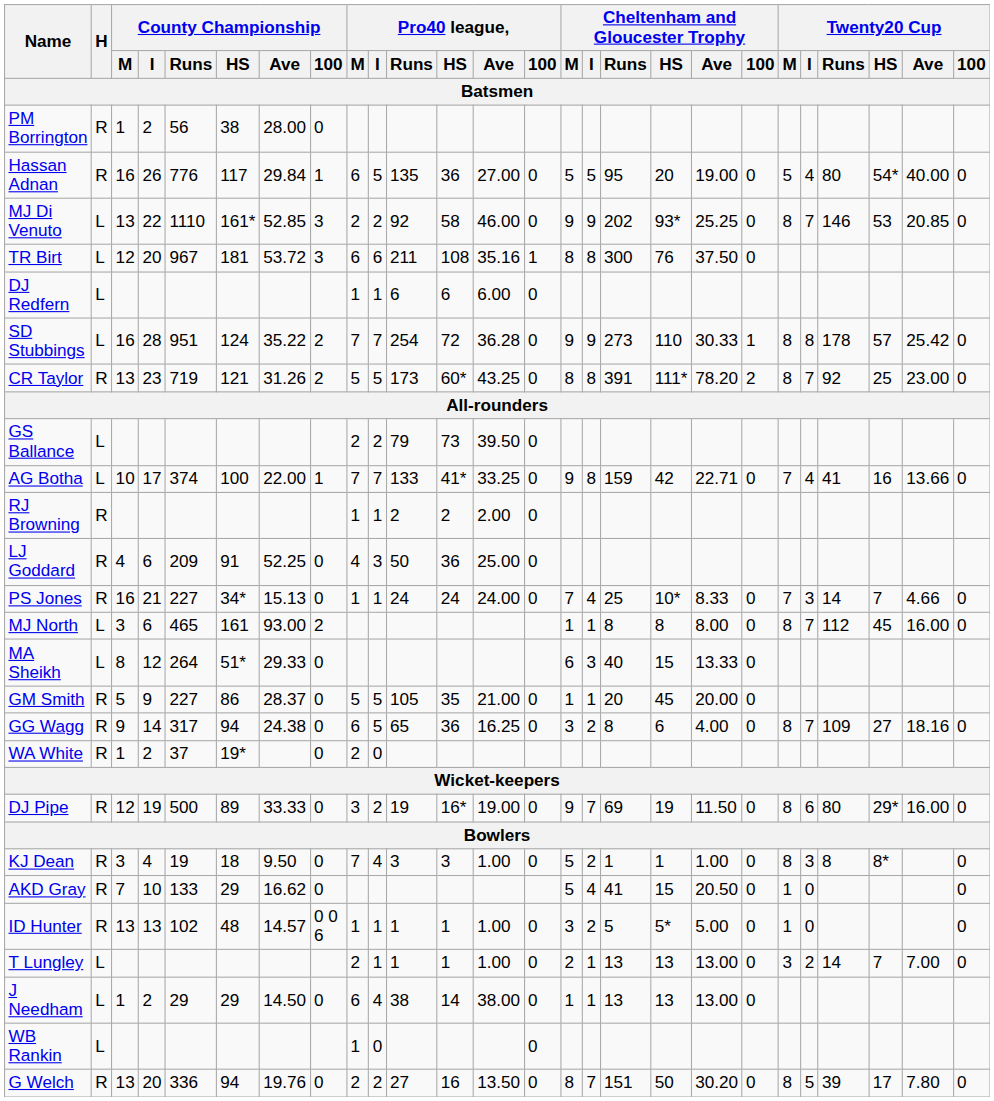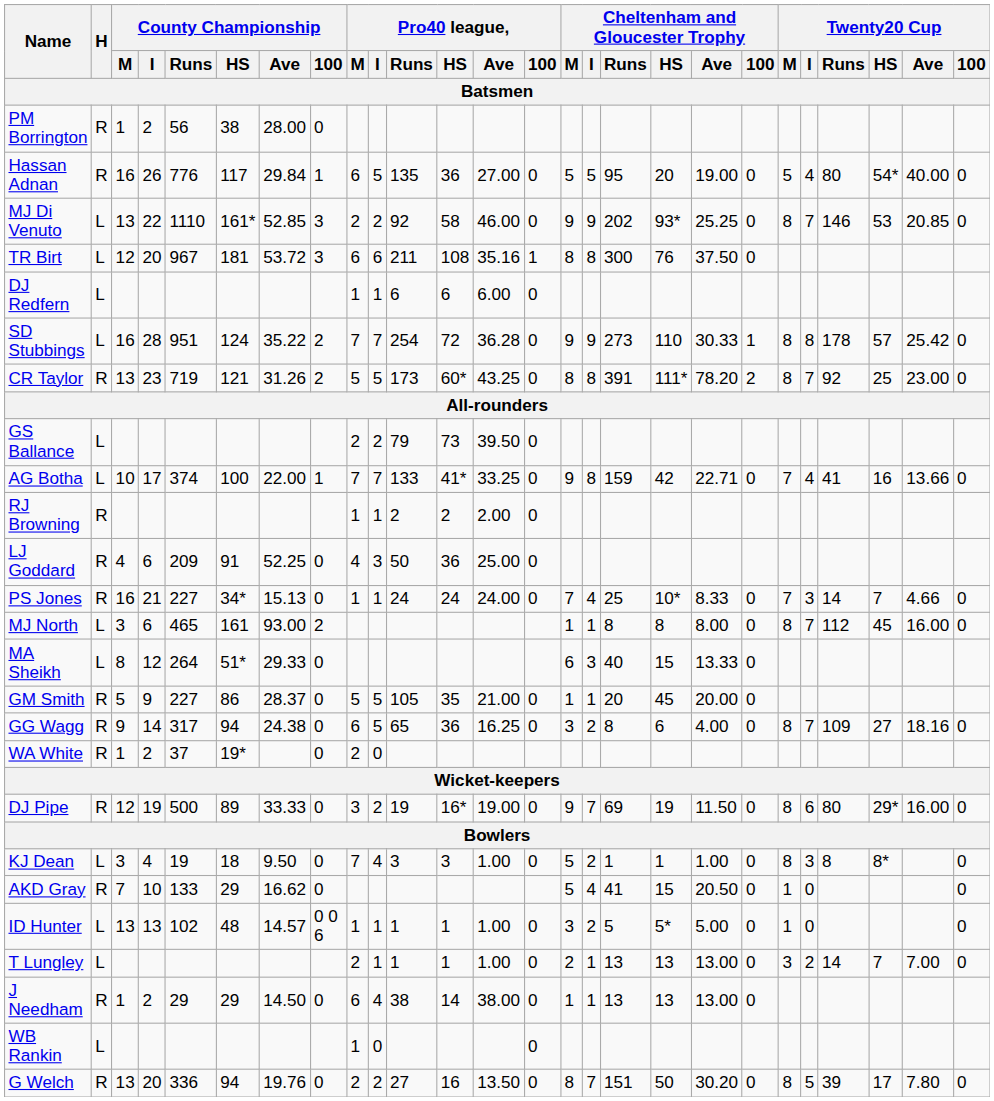(102, 862) R -> (100, 862) L
(102, 926) R -> (100, 926) L
(100, 999) L -> (102, 999) R
